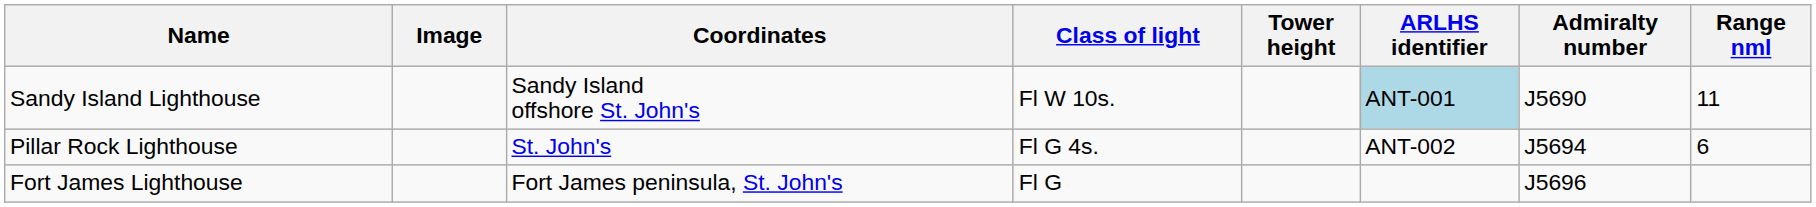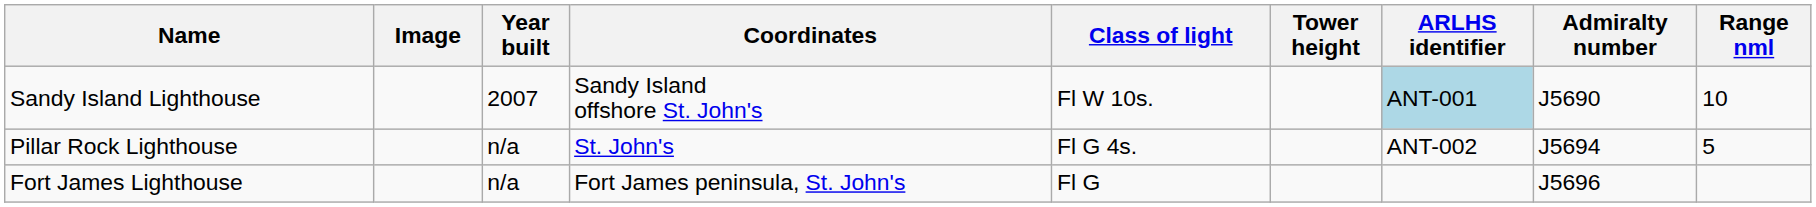+ column: (525, 35)
(1708, 97) 11 -> (1715, 97) 10
(1703, 146) 6 -> (1709, 146) 5
